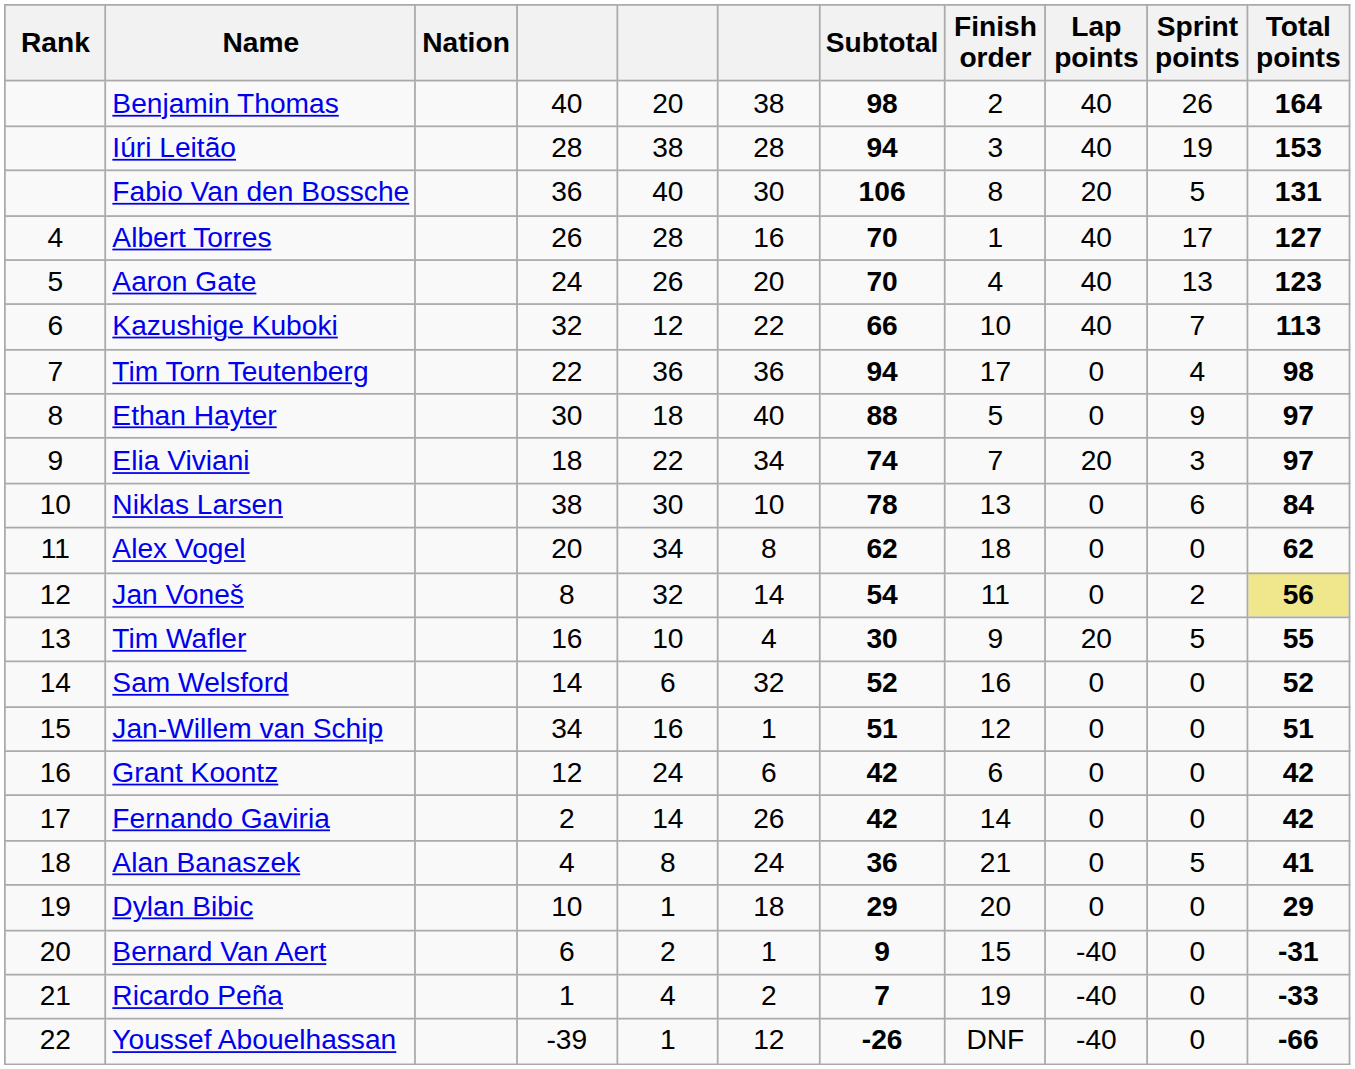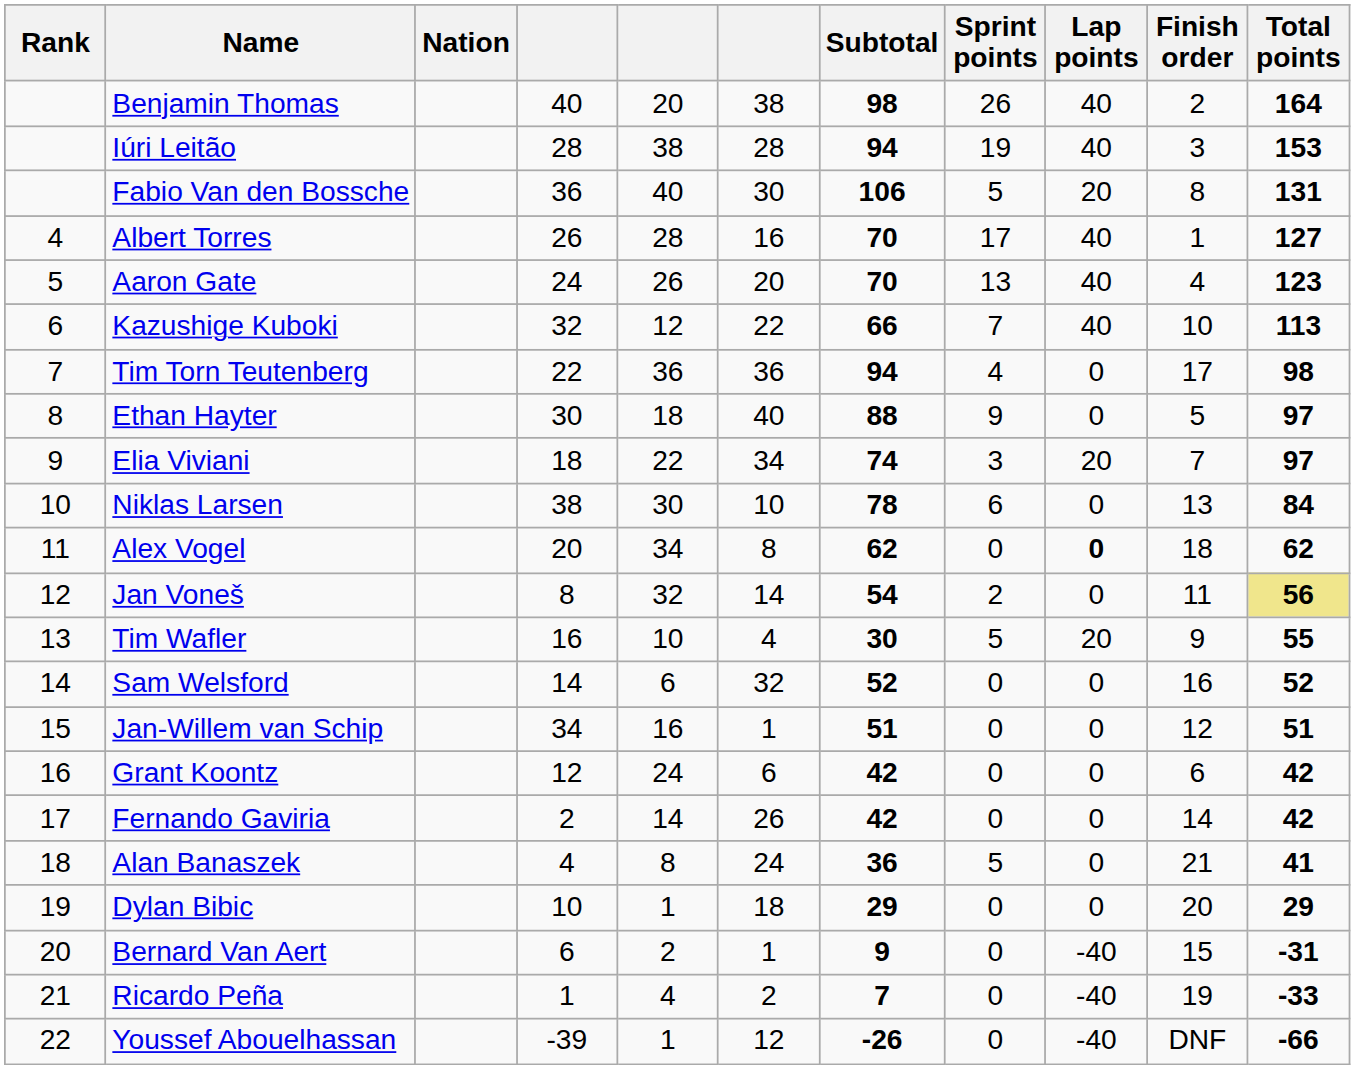columns swapped: (1197, 42) <-> (995, 42)
(1096, 549) normal -> (1096, 549) bold
